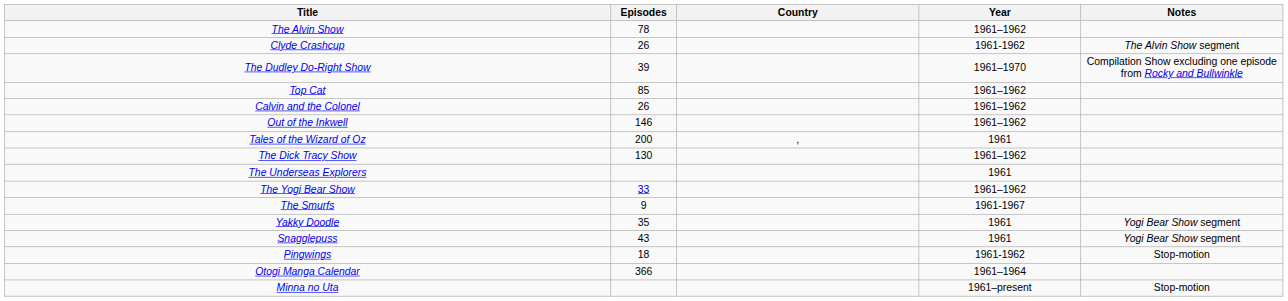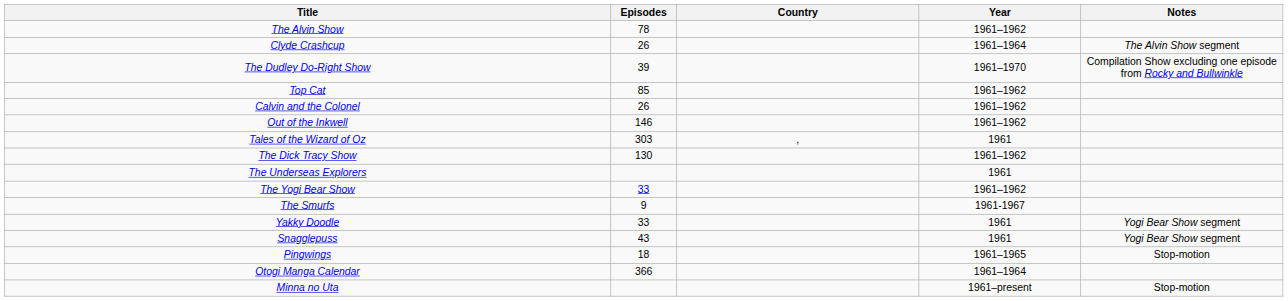(1000, 45) 1961-1962 -> (1000, 45) 1961–1964
(644, 139) 200 -> (644, 139) 303
(644, 222) 35 -> (644, 222) 33
(1000, 255) 1961-1962 -> (1000, 255) 1961–1965
